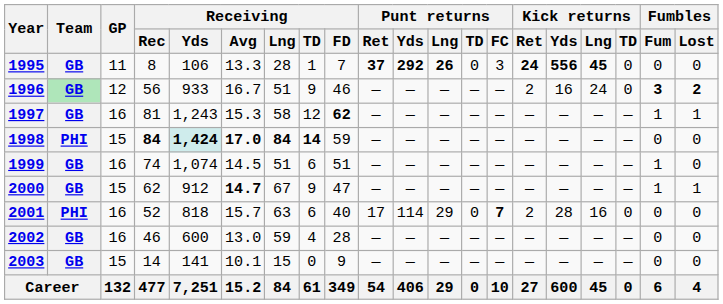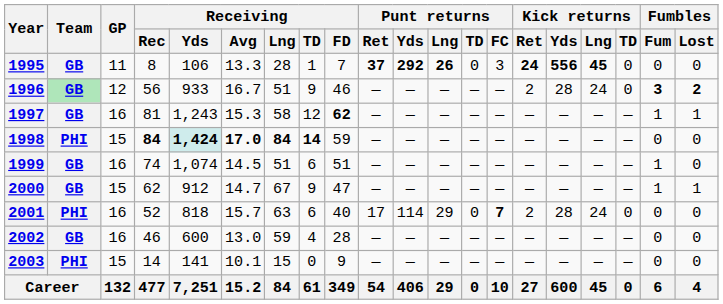(564, 91) 16 -> (564, 91) 28
(243, 189) bold -> (243, 189) normal
(598, 213) 16 -> (598, 213) 24
(74, 263) GB -> (74, 263) PHI
